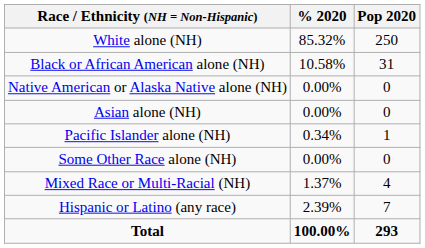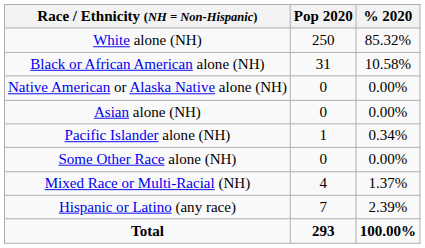columns swapped: (387, 16) <-> (322, 16)
